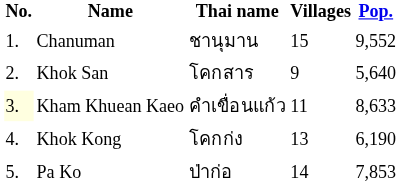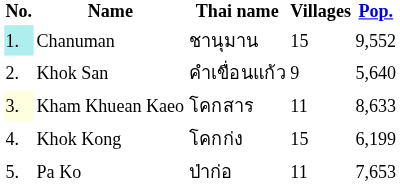(12, 40) no background -> (12, 40) paleturquoise background
(221, 73) โคกสาร -> (237, 73) คำเขื่อนแก้ว
(237, 106) คำเขื่อนแก้ว -> (221, 106) โคกสาร
(299, 138) 13 -> (299, 138) 15
(376, 138) 6,190 -> (376, 138) 6,199
(299, 171) 14 -> (299, 171) 11
(376, 171) 7,853 -> (376, 171) 7,653
